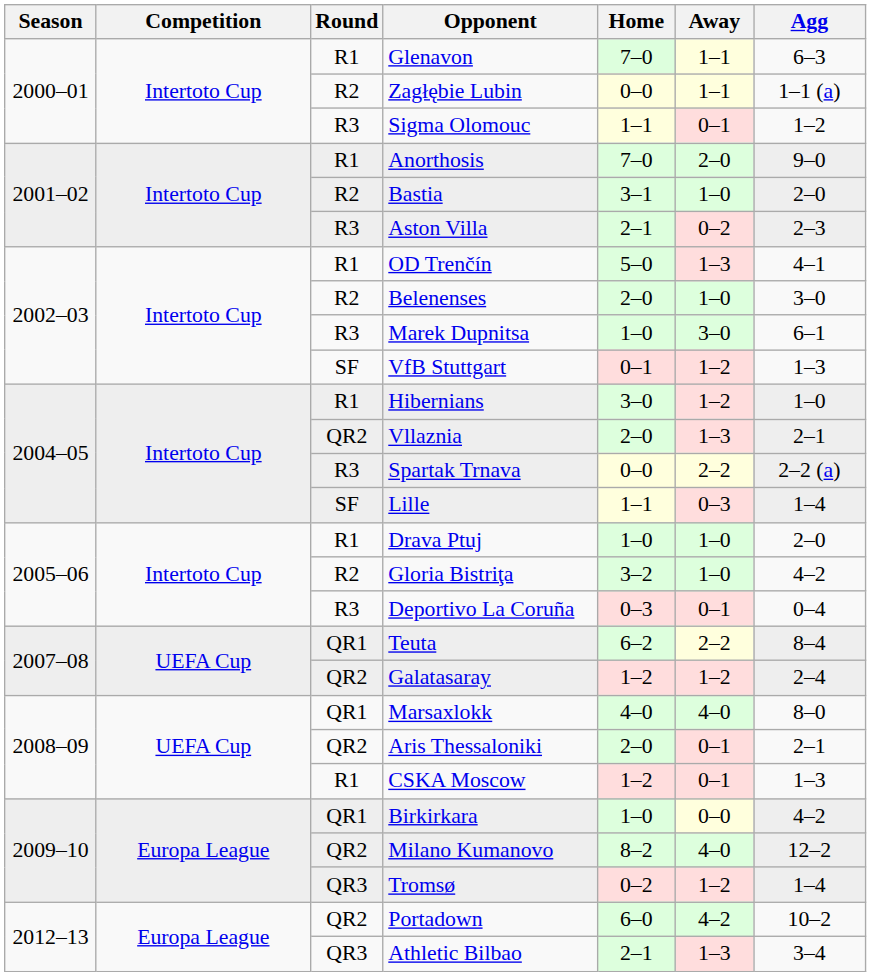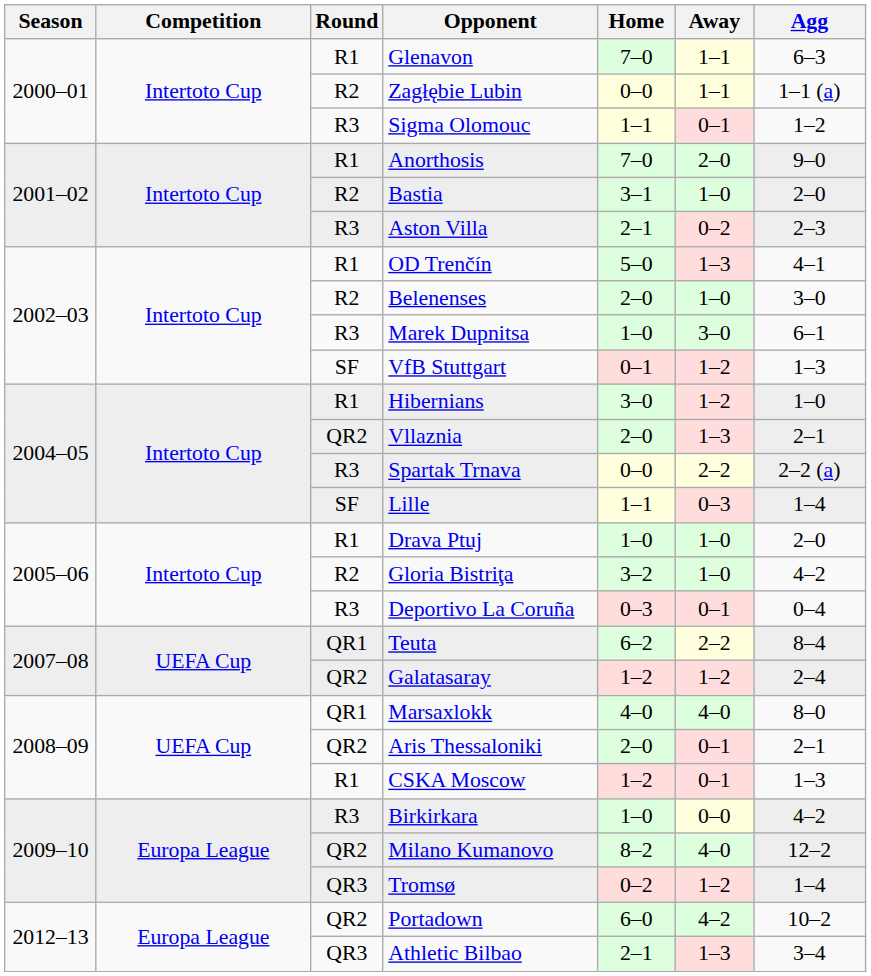(347, 815) QR1 -> (347, 815) R3
